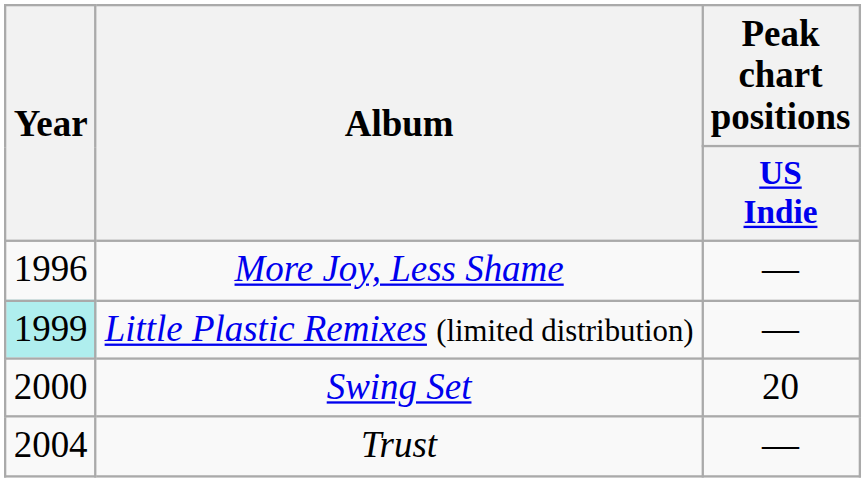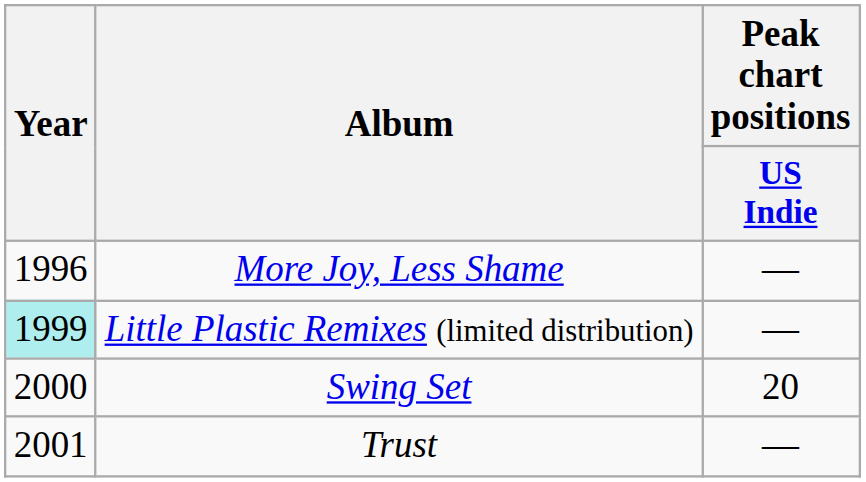(51, 445) 2004 -> (51, 445) 2001
